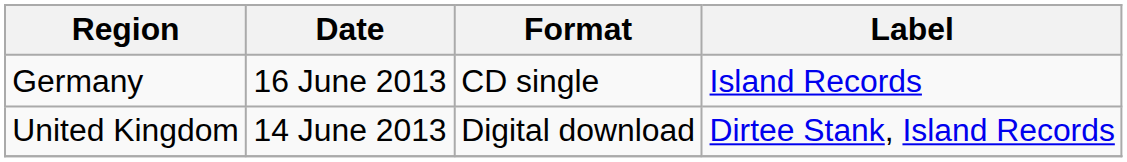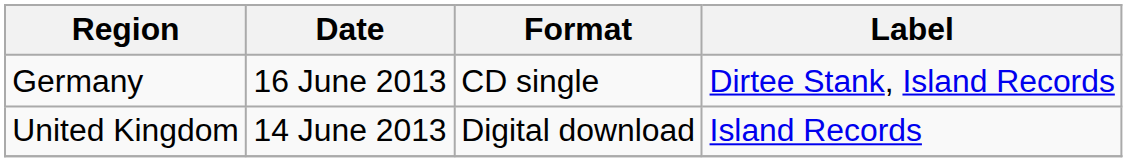(816, 80) Island Records -> (912, 80) Dirtee Stank, Island Records
(912, 130) Dirtee Stank, Island Records -> (816, 130) Island Records
